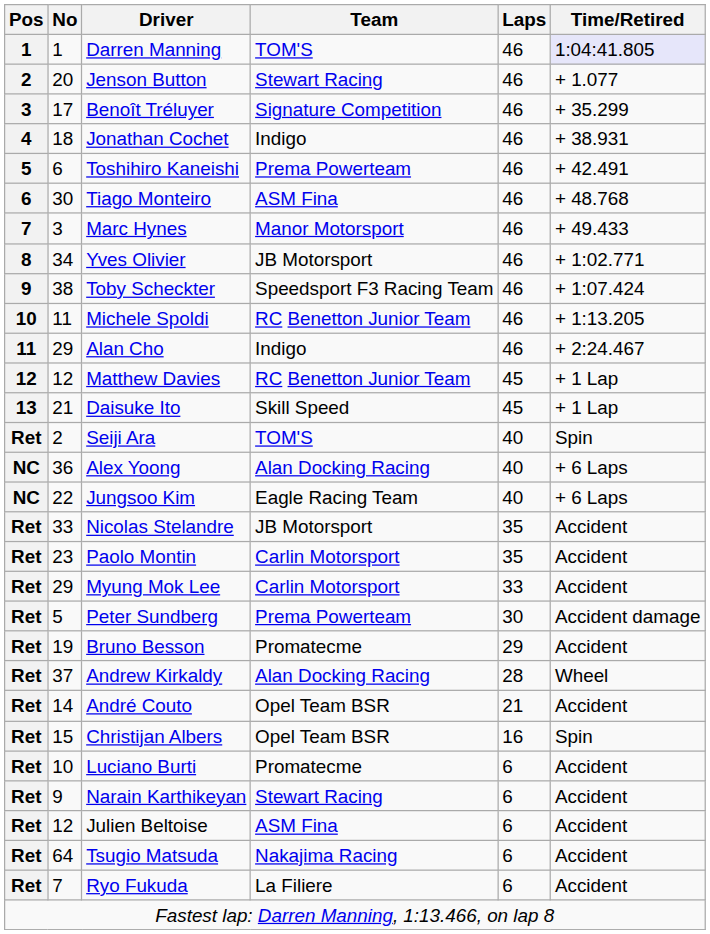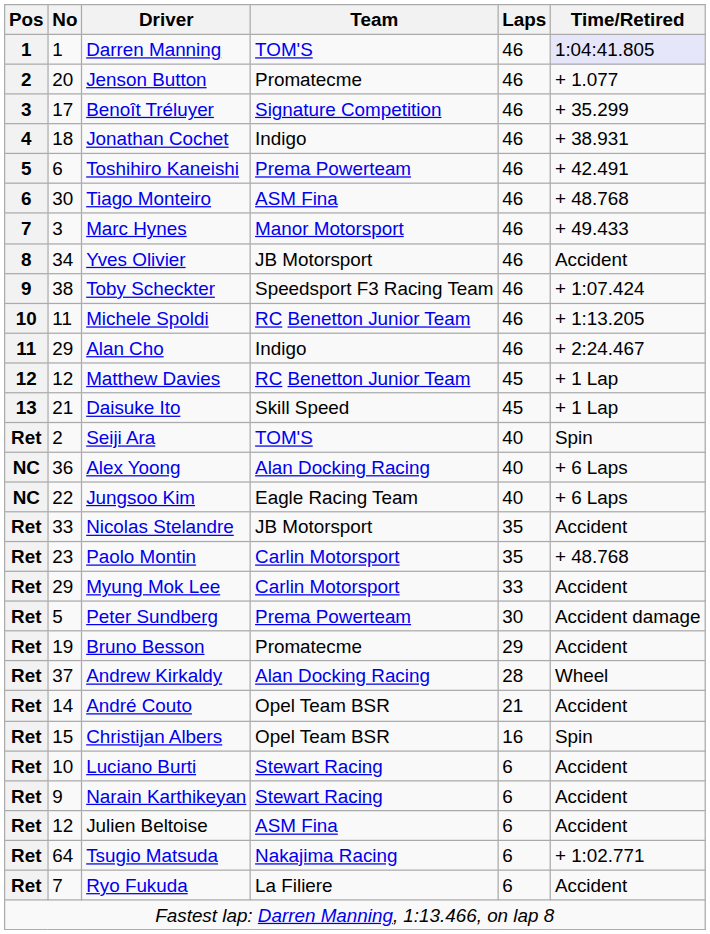(319, 79) Stewart Racing -> (308, 79) Promatecme
(600, 258) + 1:02.771 -> (591, 258) Accident
(591, 557) Accident -> (592, 557) + 48.768
(308, 766) Promatecme -> (319, 766) Stewart Racing
(591, 855) Accident -> (600, 855) + 1:02.771
